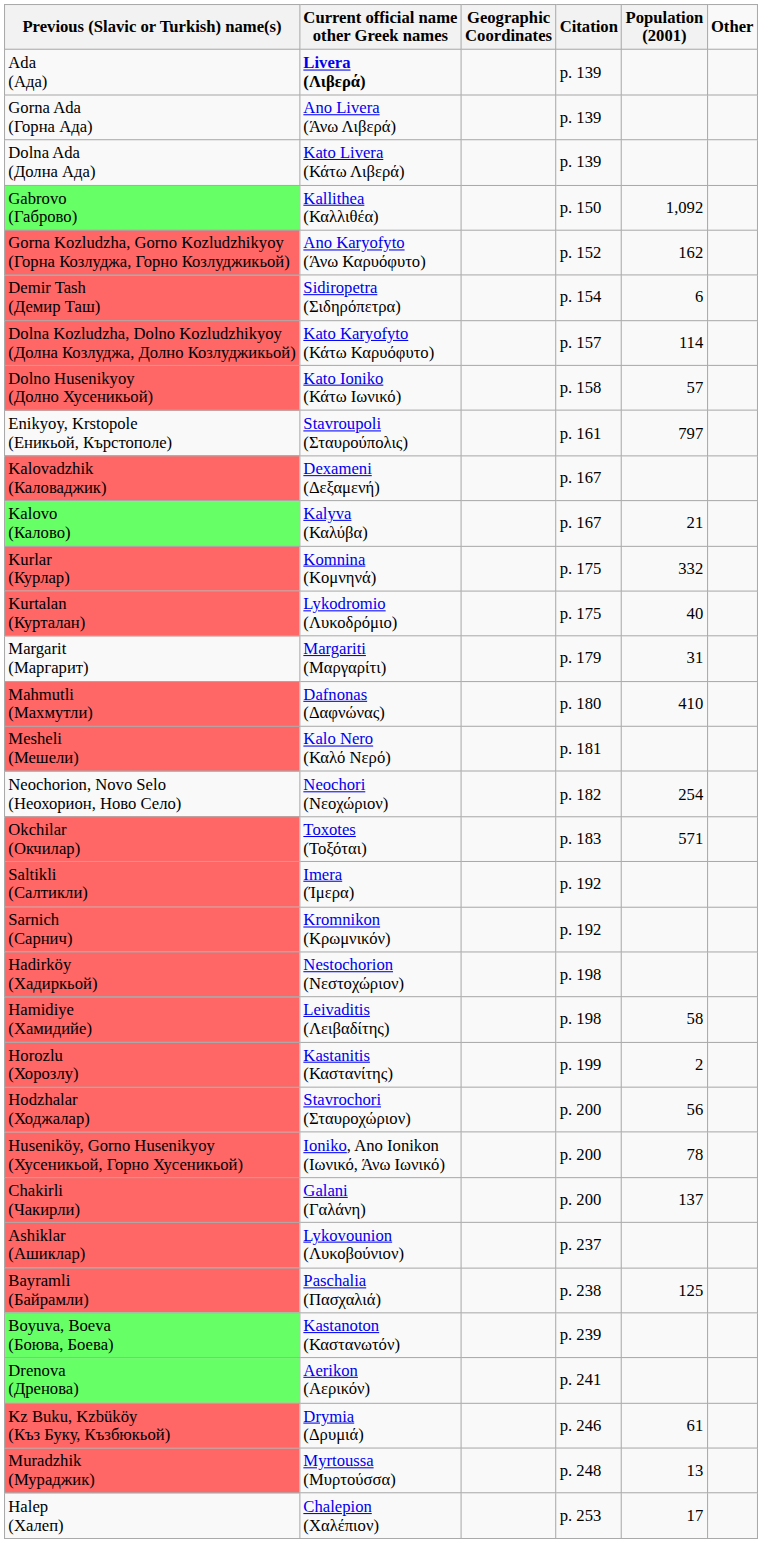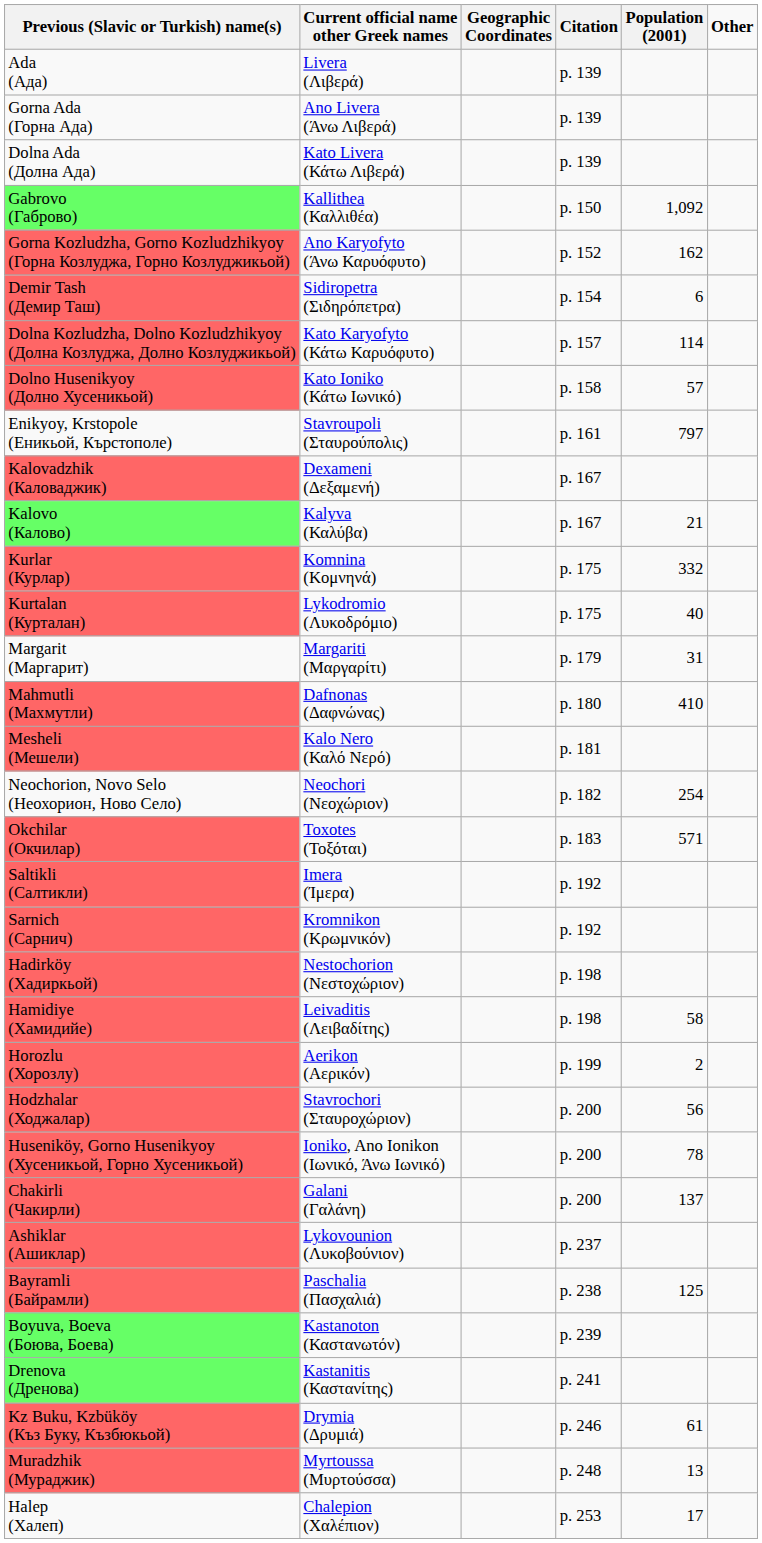(334, 72) bold -> (333, 72) normal
(348, 1064) Kastanitis (Καστανίτης) -> (337, 1064) Aerikon (Αερικόν)
(337, 1380) Aerikon (Αερικόν) -> (348, 1380) Kastanitis (Καστανίτης)
